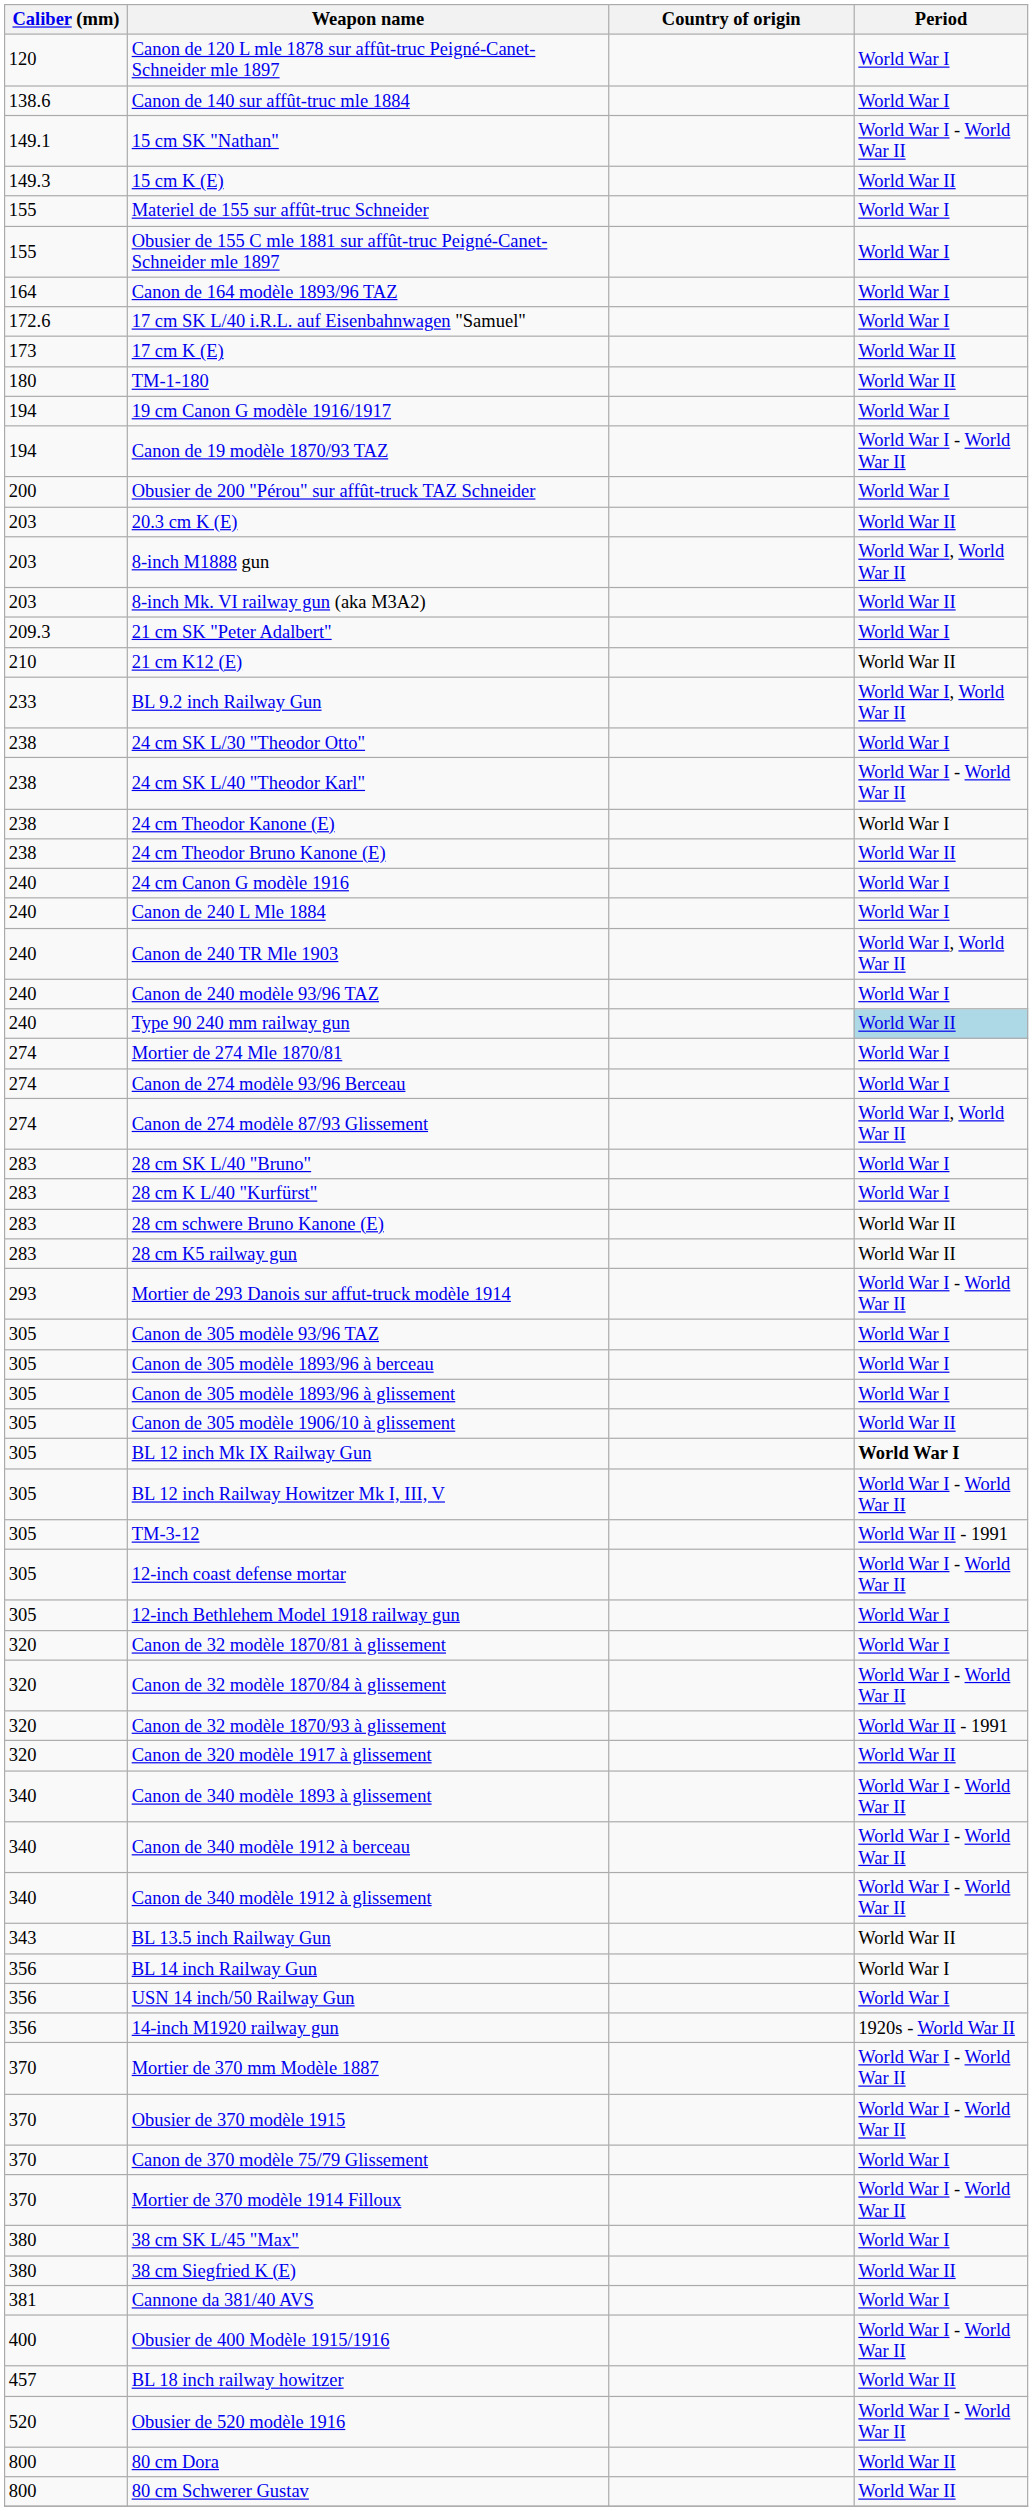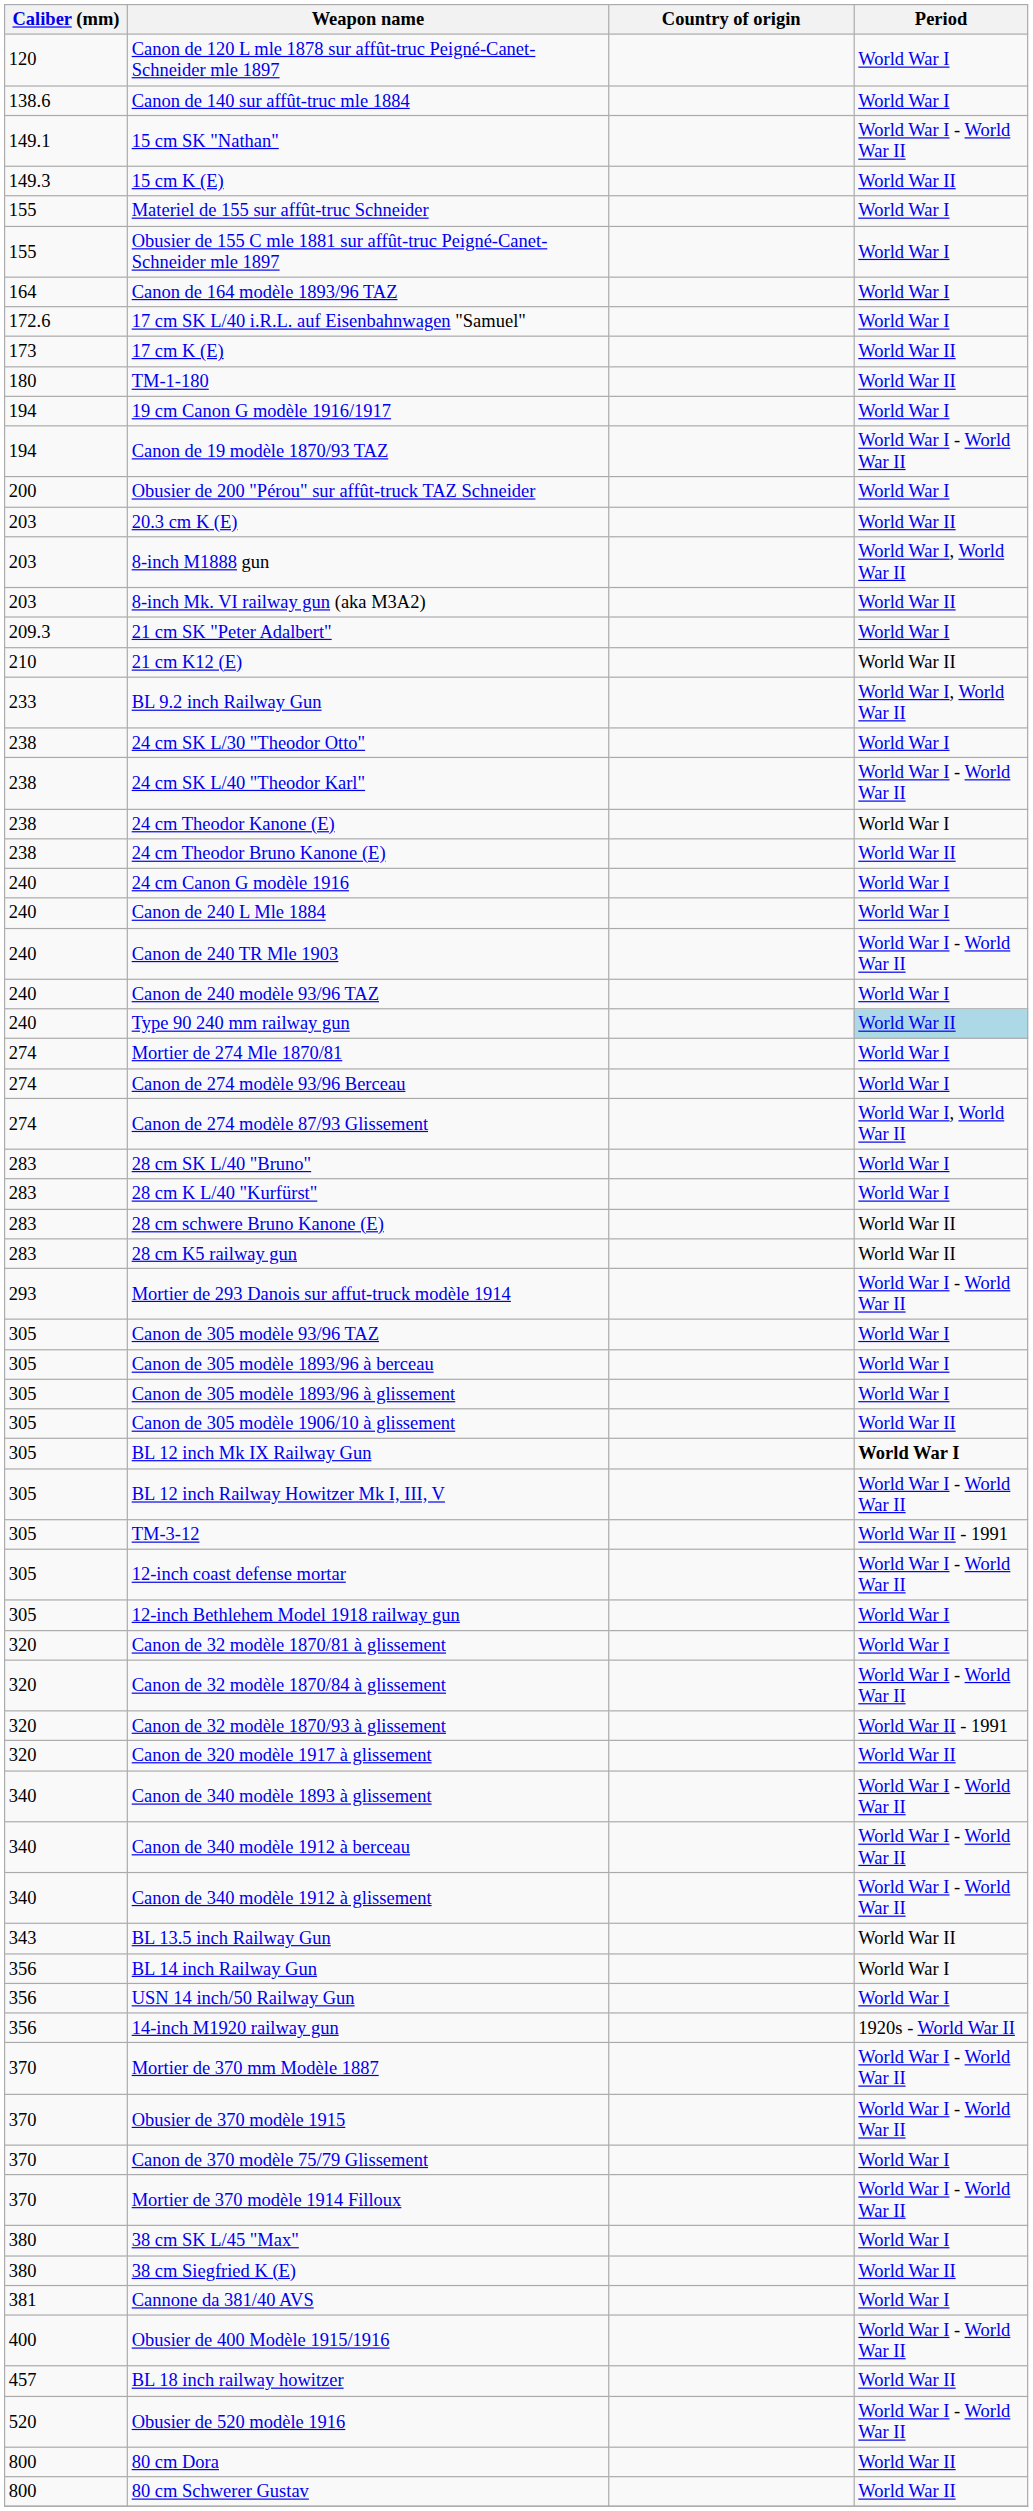(931, 953) World War I, World War II -> (934, 953) World War I - World War II
